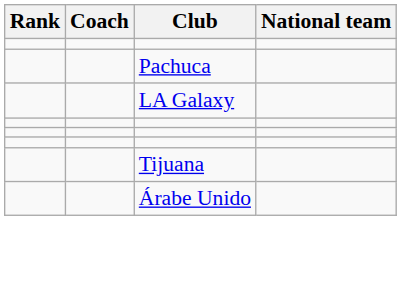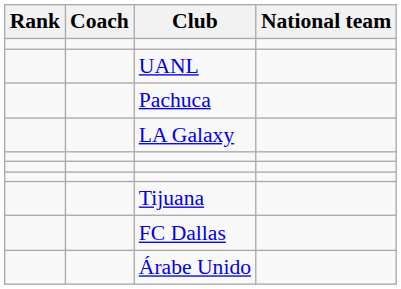+ row: (35, 66)
+ row: (35, 233)
